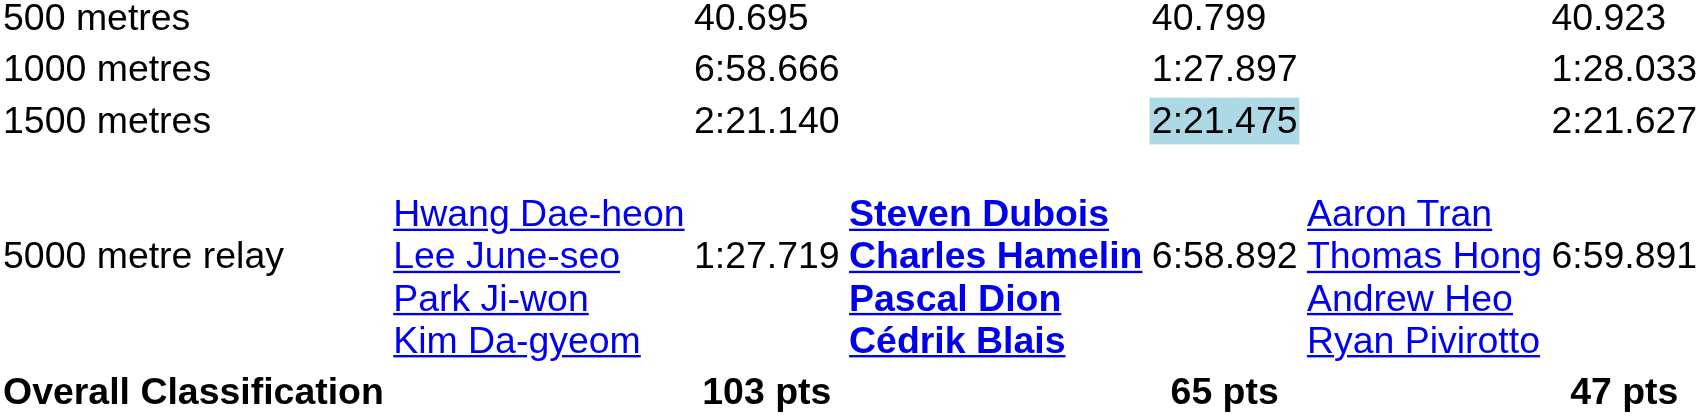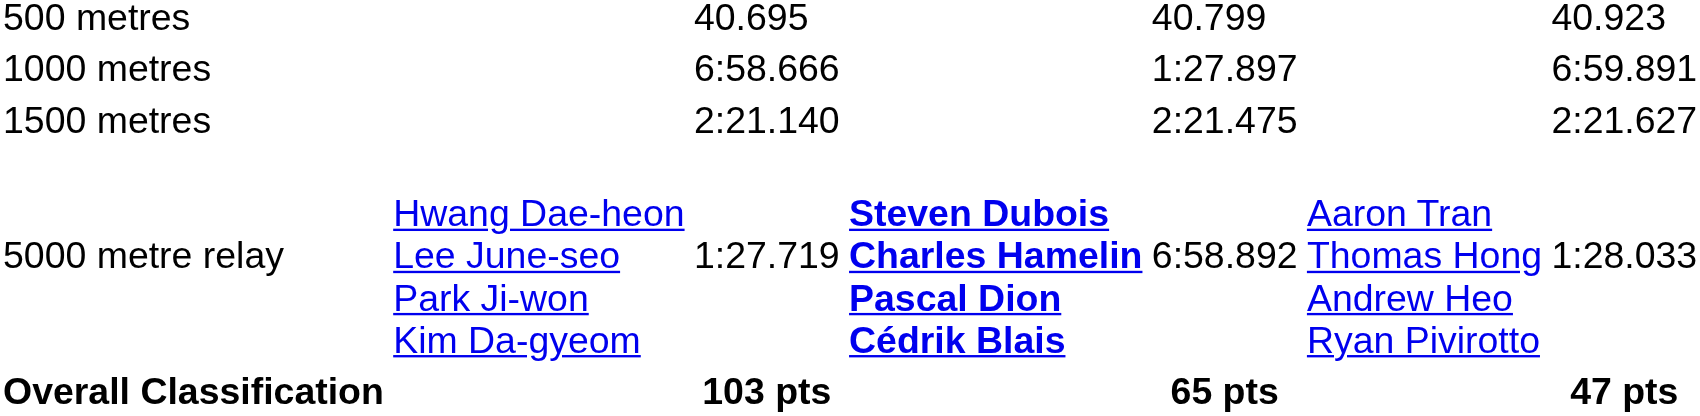(1624, 68) 1:28.033 -> (1624, 68) 6:59.891
(1225, 120) lightblue background -> (1225, 120) no background
(1624, 256) 6:59.891 -> (1624, 256) 1:28.033
